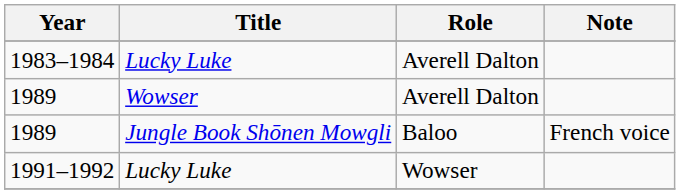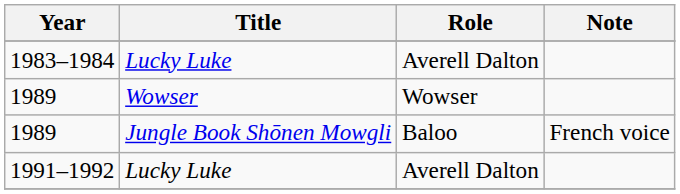(470, 96) Averell Dalton -> (440, 96) Wowser
(440, 170) Wowser -> (470, 170) Averell Dalton
